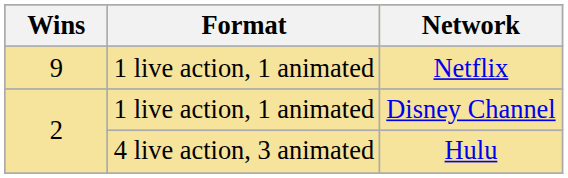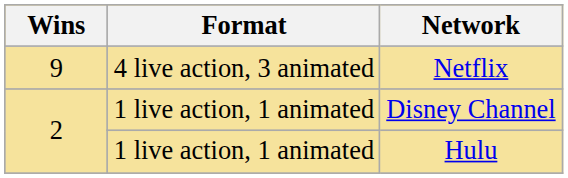(244, 67) 1 live action, 1 animated -> (244, 67) 4 live action, 3 animated
(244, 151) 4 live action, 3 animated -> (244, 151) 1 live action, 1 animated
